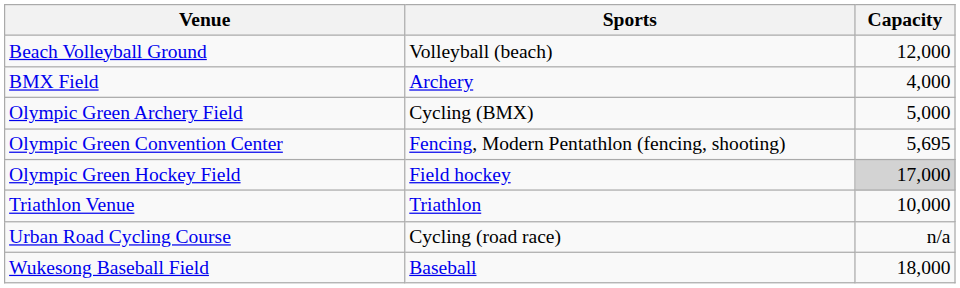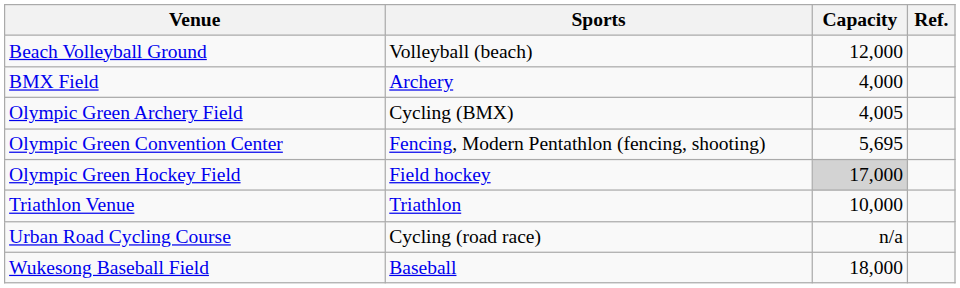+ column: (931, 19)
(929, 112) 5,000 -> (881, 112) 4,005
